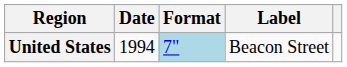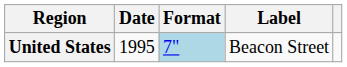(137, 47) 1994 -> (137, 47) 1995
